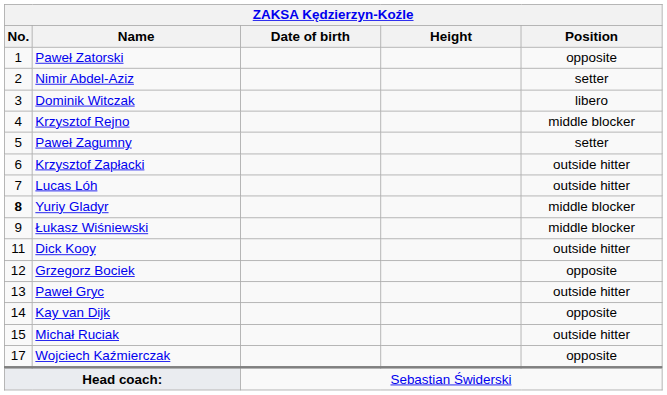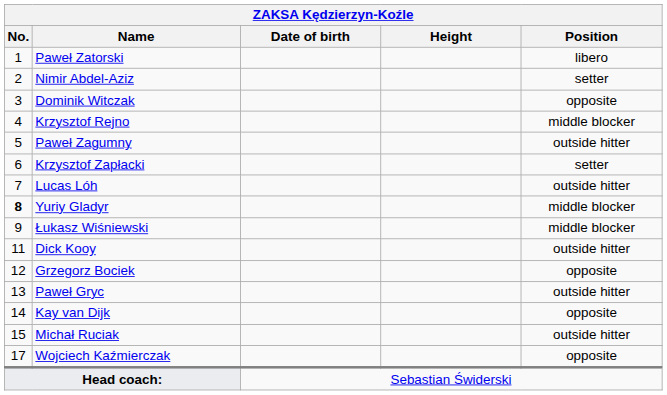(592, 57) opposite -> (592, 57) libero
(592, 100) libero -> (592, 100) opposite
(592, 143) setter -> (592, 143) outside hitter
(592, 164) outside hitter -> (592, 164) setter
